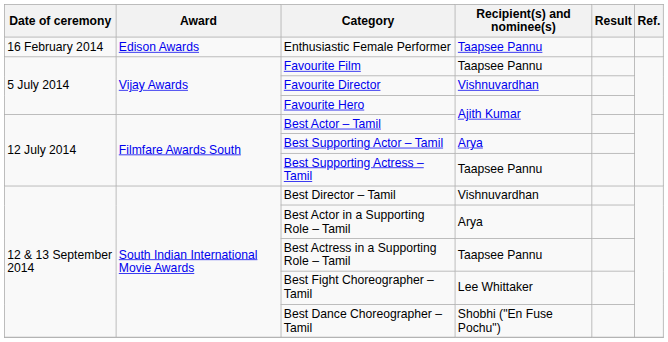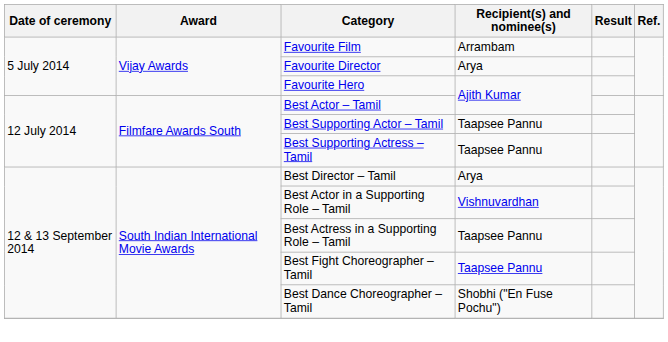- row: (367, 47)
(500, 66) Taapsee Pannu -> (486, 47) Arrambam
(498, 85) Vishnuvardhan -> (470, 66) Arya
(470, 143) Arya -> (500, 124) Taapsee Pannu
(498, 195) Vishnuvardhan -> (470, 176) Arya
(470, 221) Arya -> (498, 202) Vishnuvardhan
(495, 287) Lee Whittaker -> (500, 268) Taapsee Pannu
